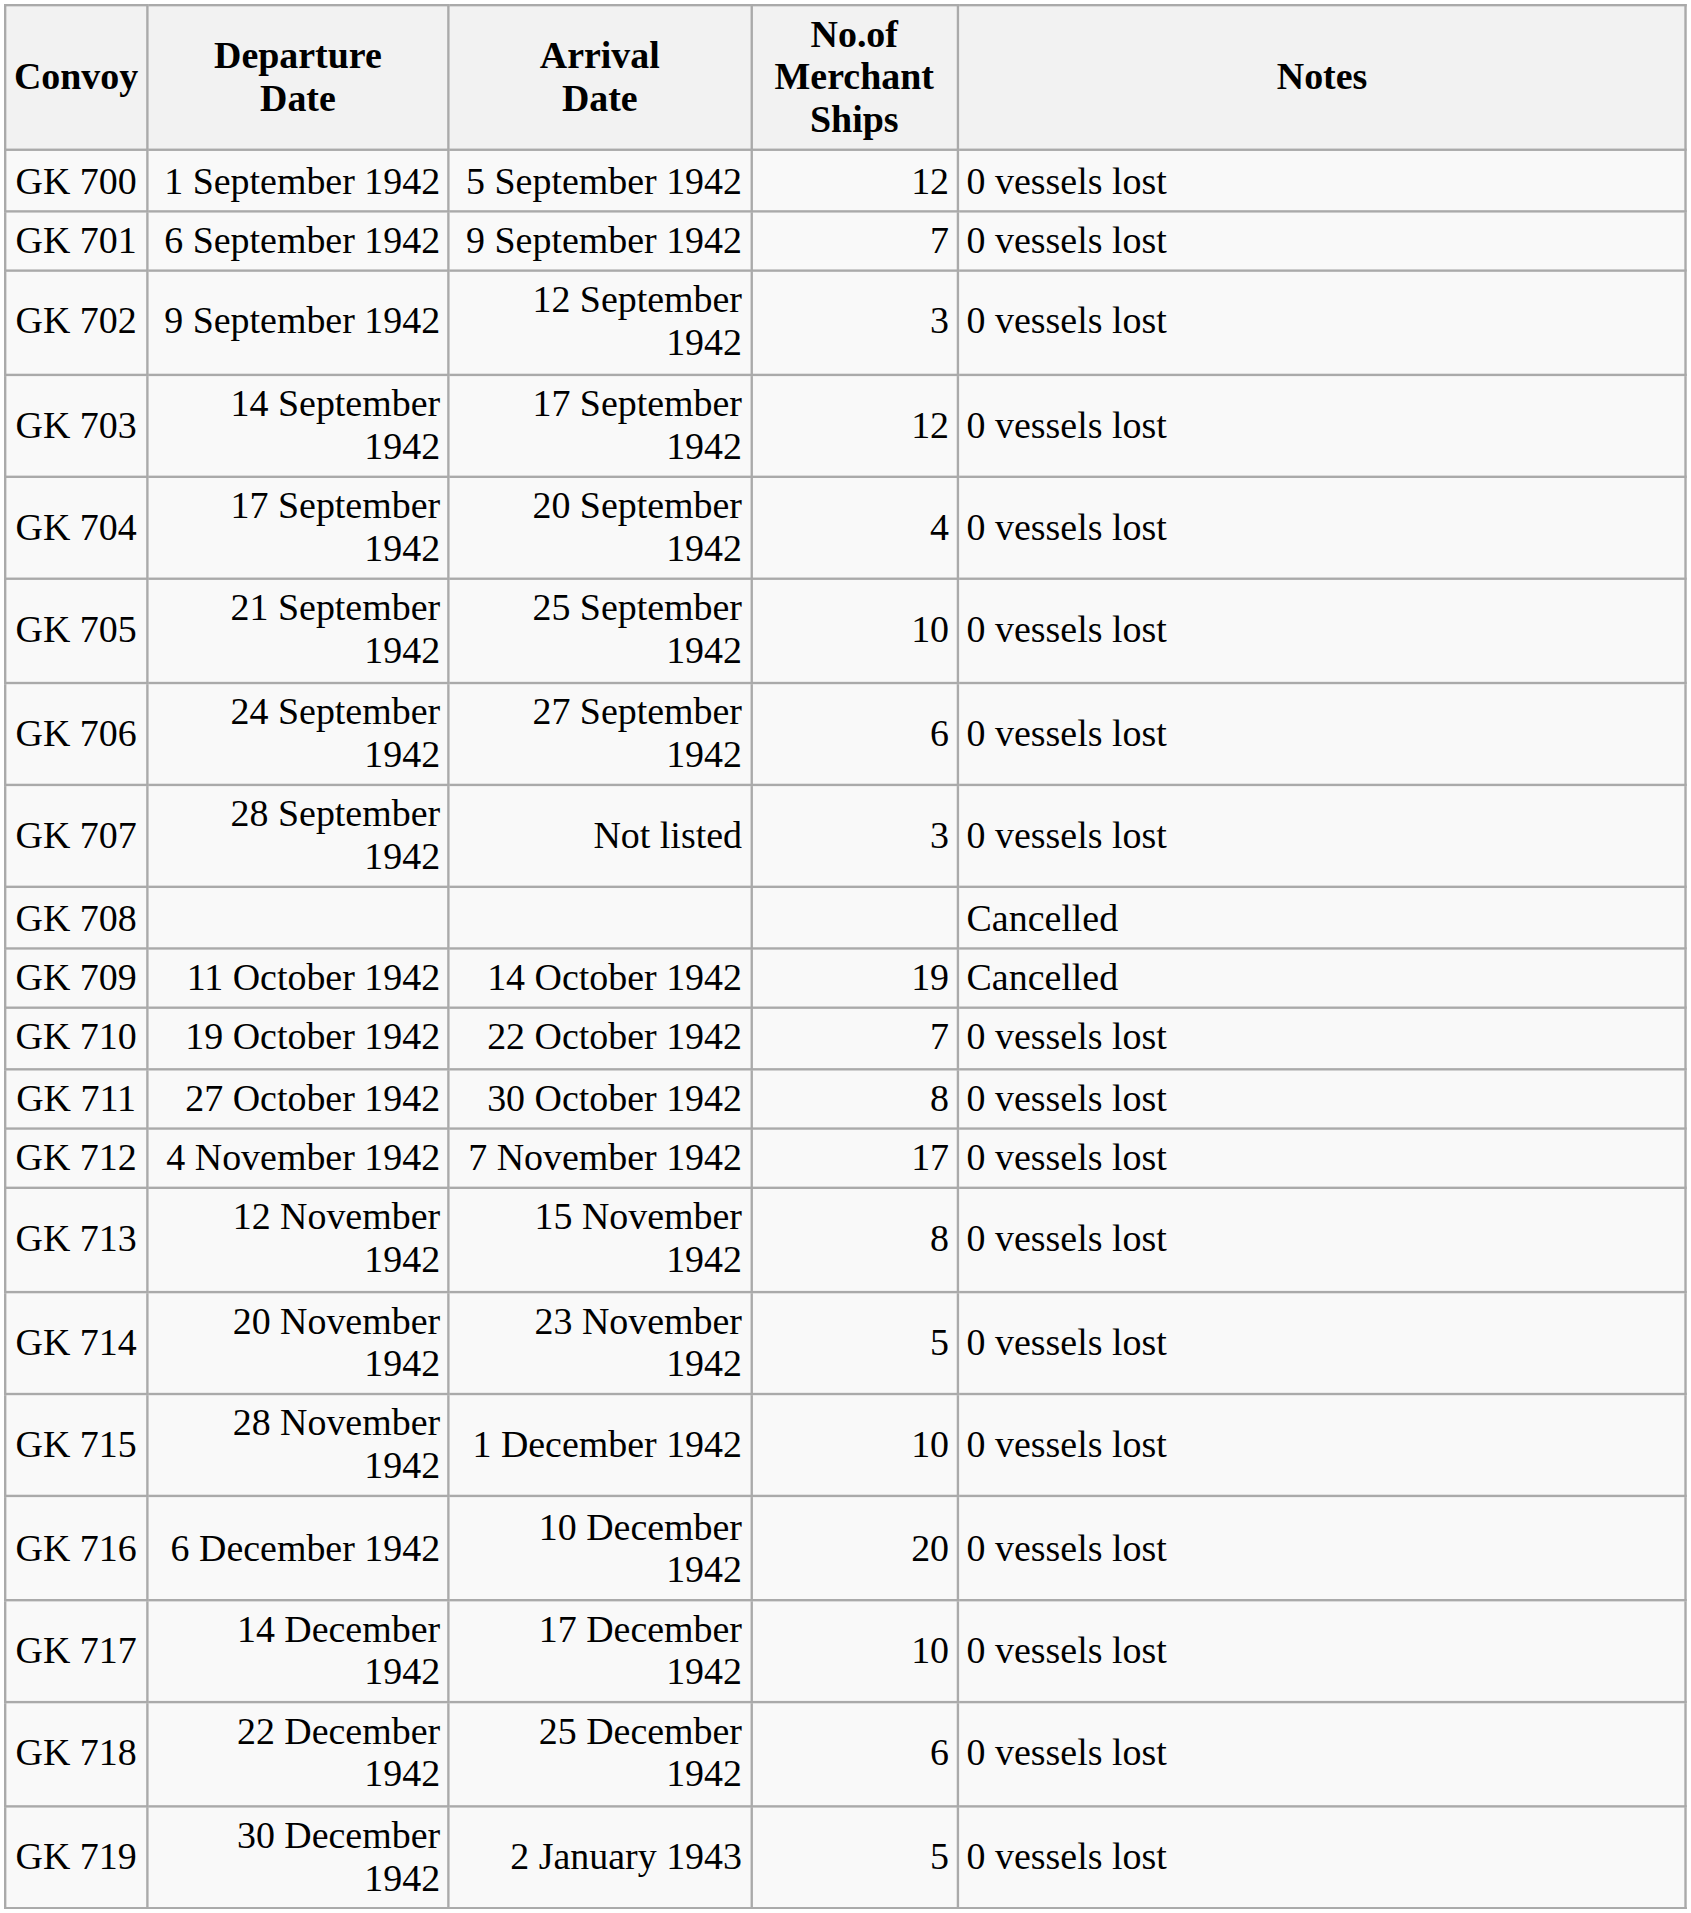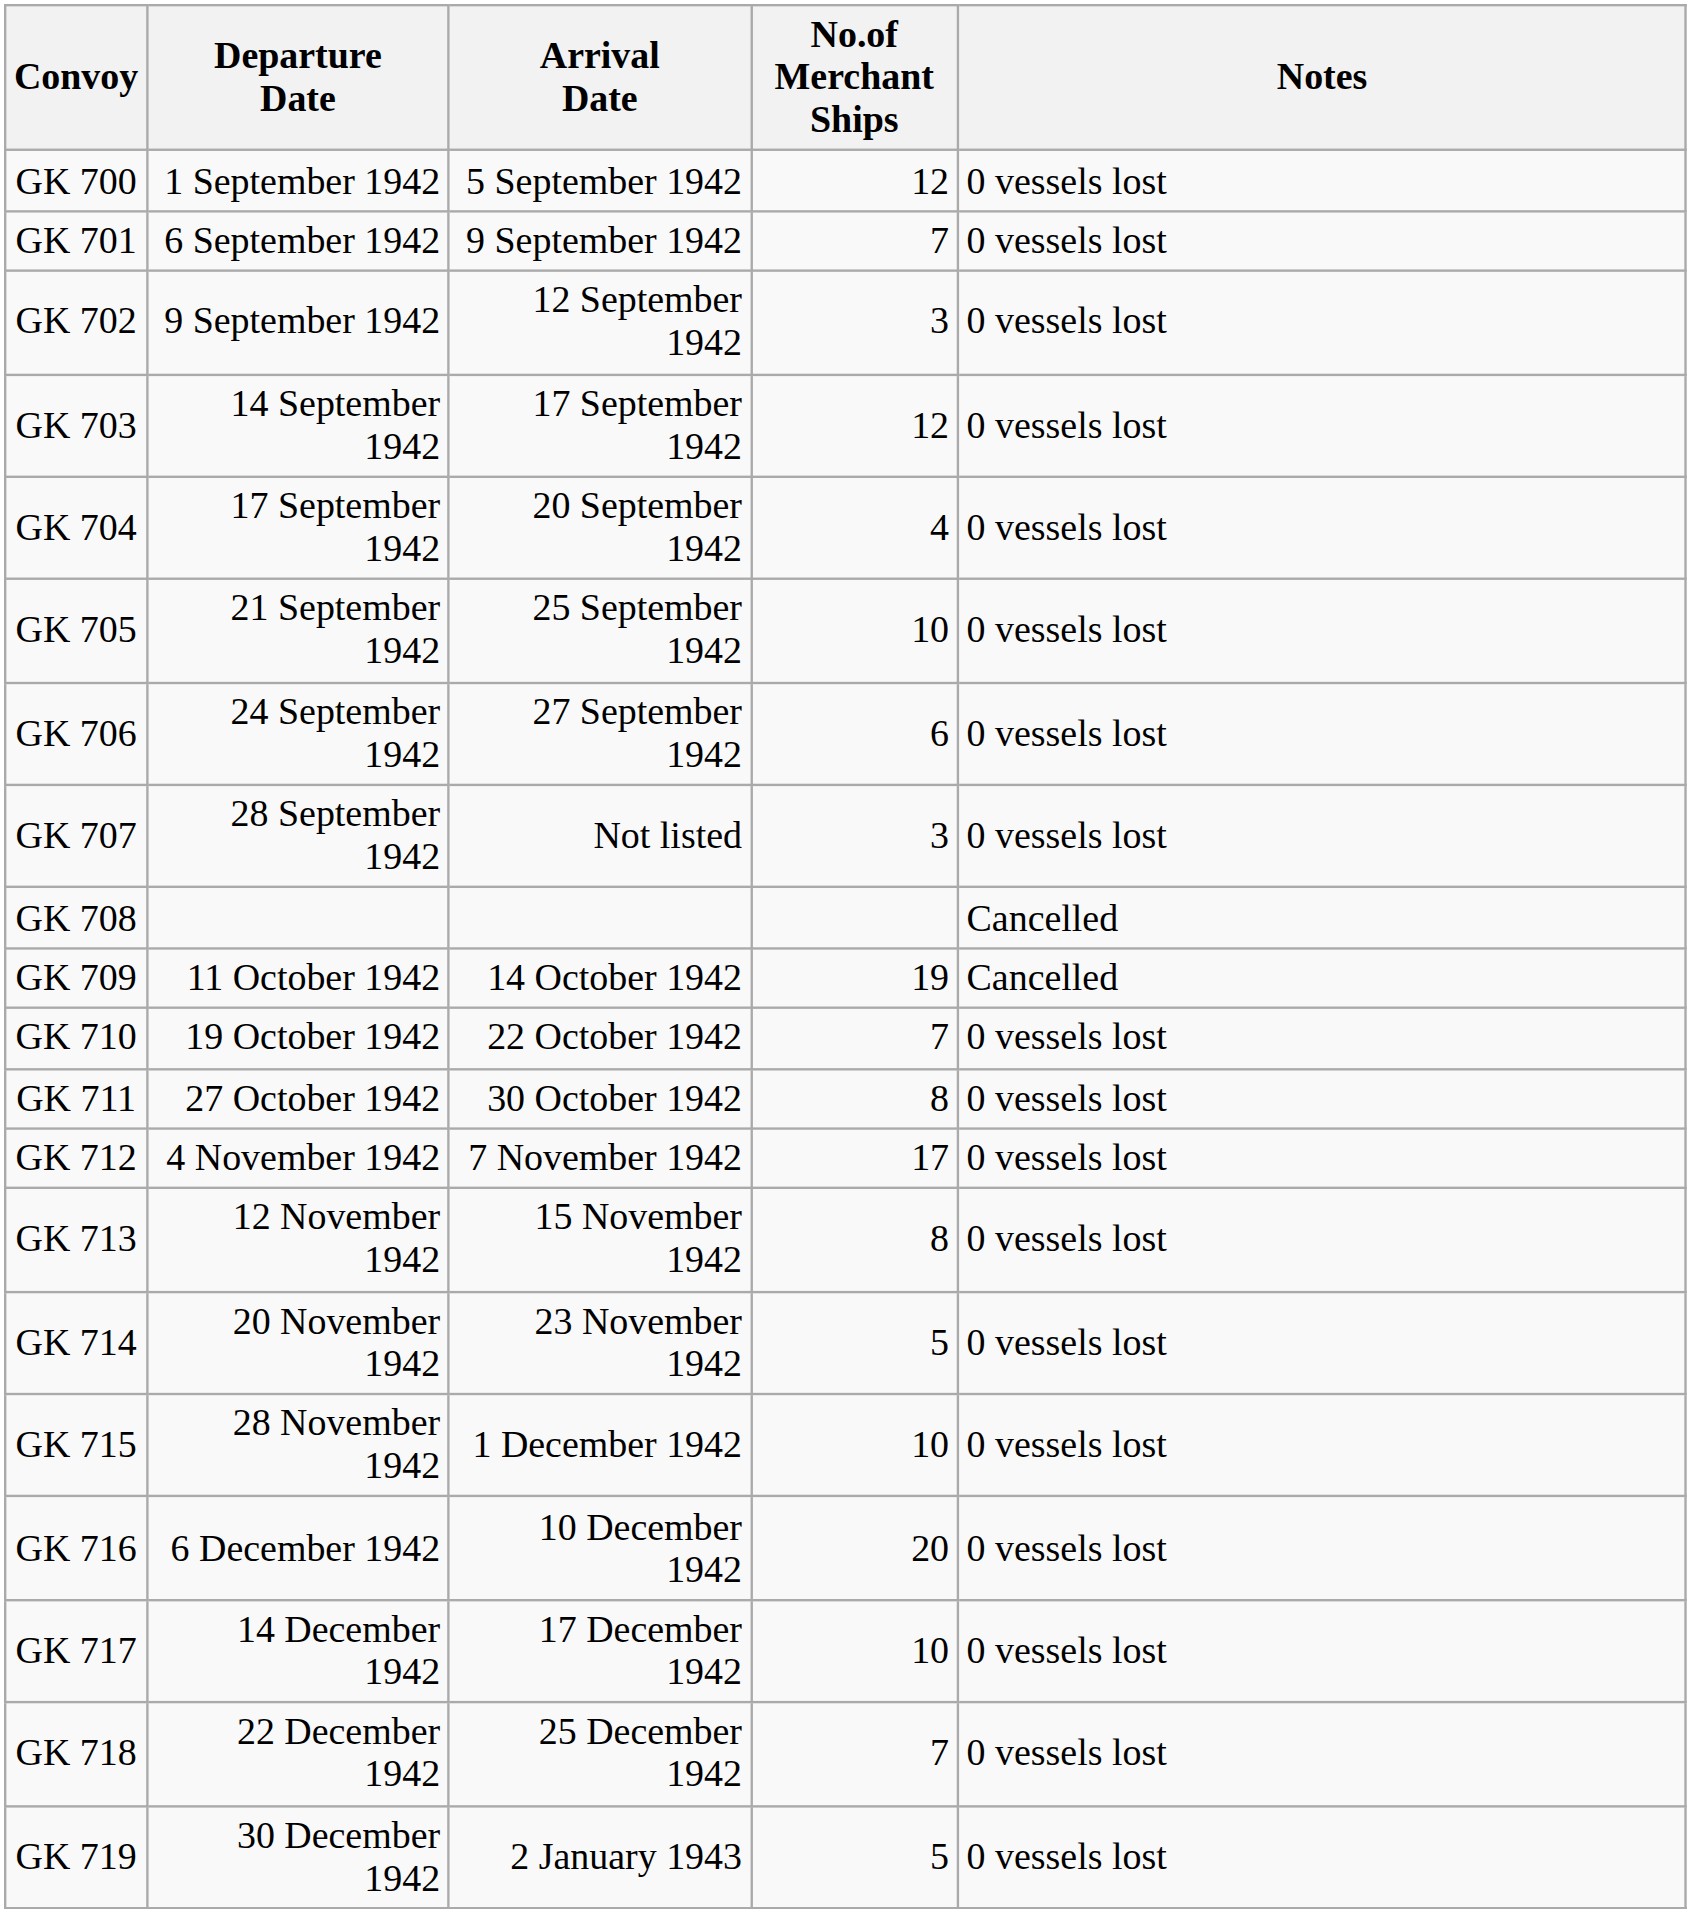(940, 1753) 6 -> (940, 1753) 7
